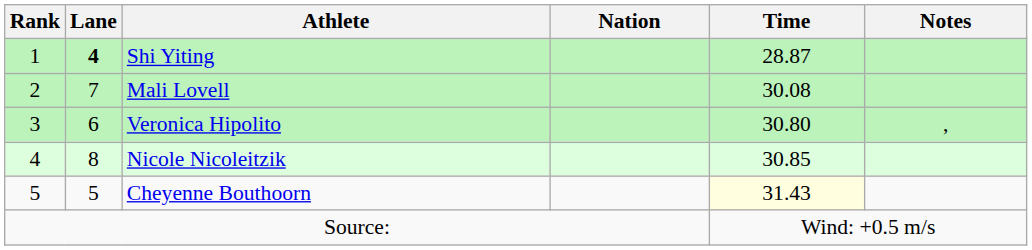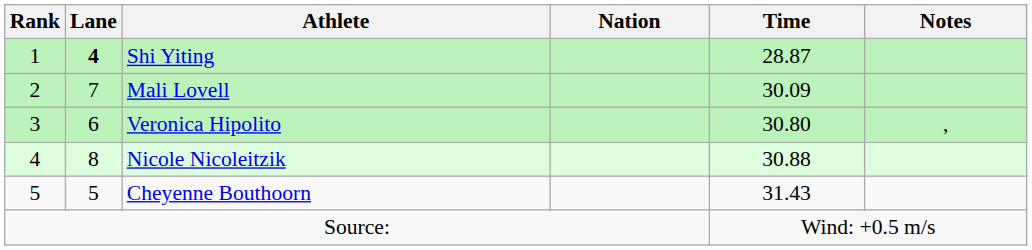(787, 90) 30.08 -> (787, 90) 30.09
(787, 158) 30.85 -> (787, 158) 30.88
(787, 192) lightyellow background -> (787, 192) no background
